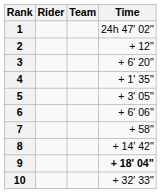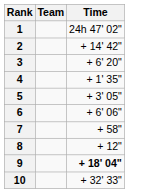- column: (51, 12)
(141, 46) + 12" -> (101, 46) + 14' 42"
(133, 146) + 14' 42" -> (110, 146) + 12"
